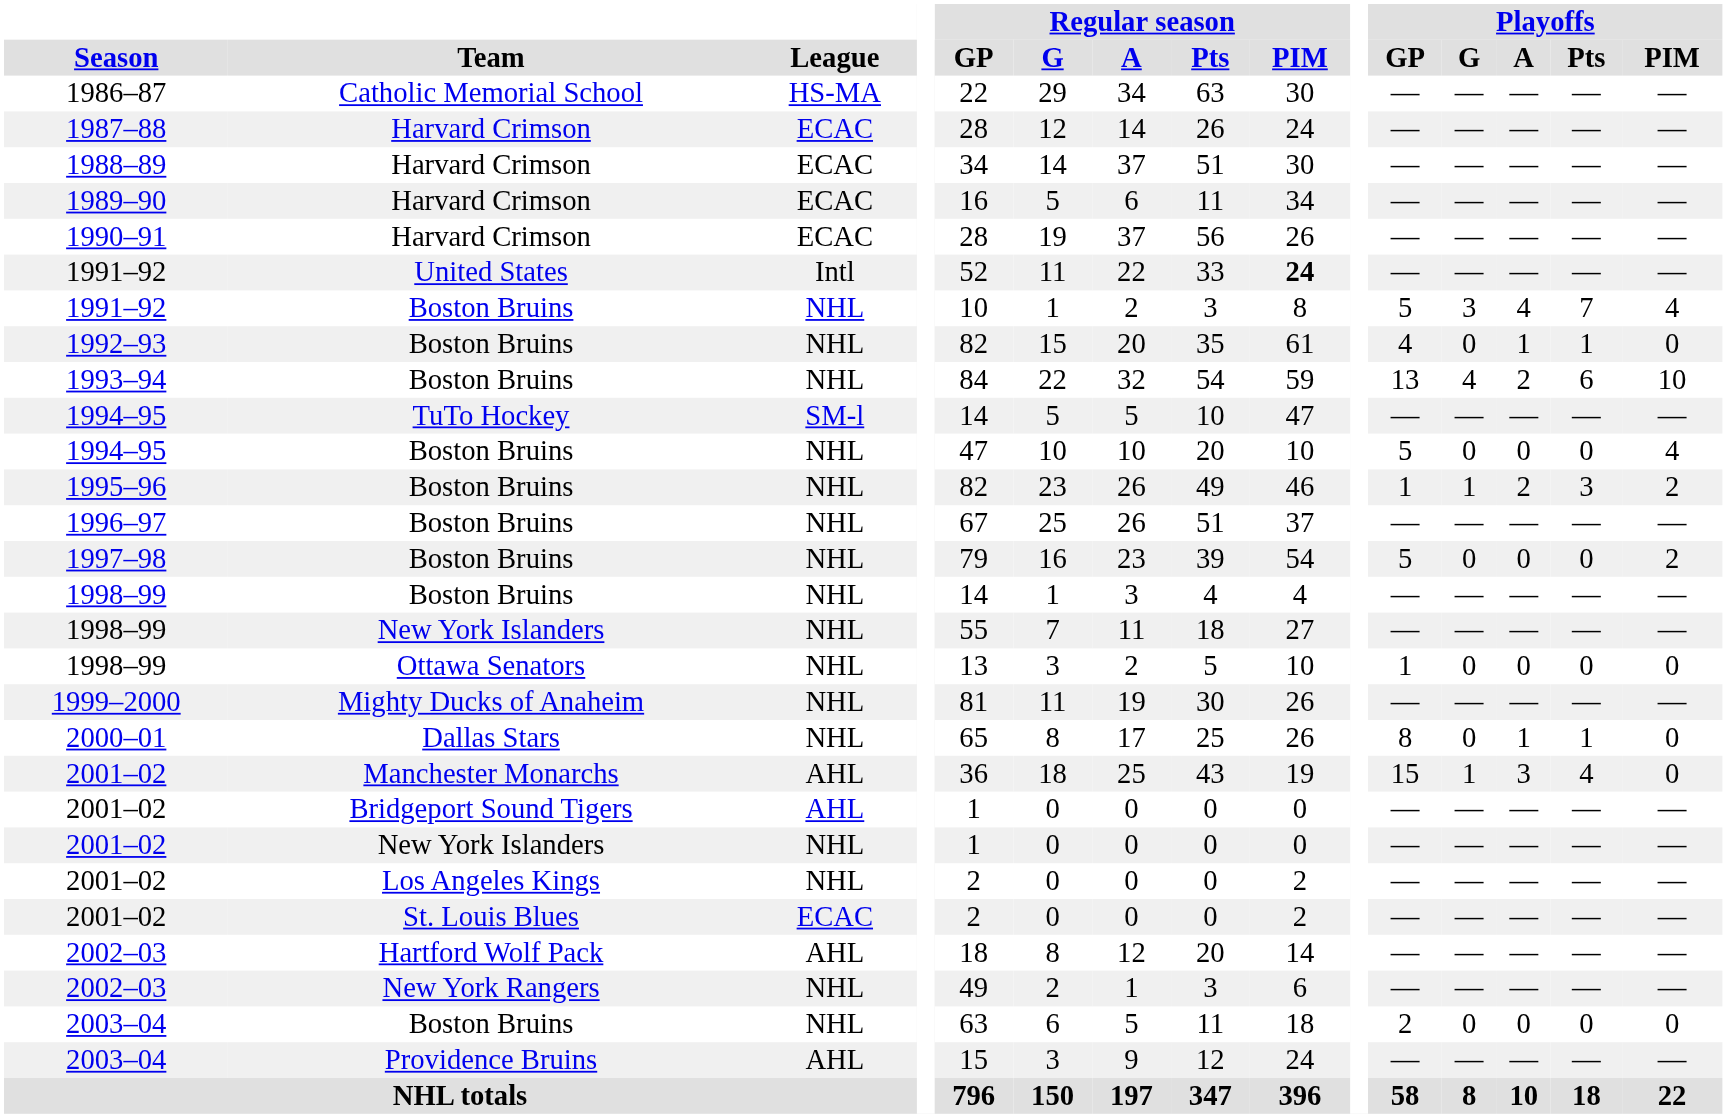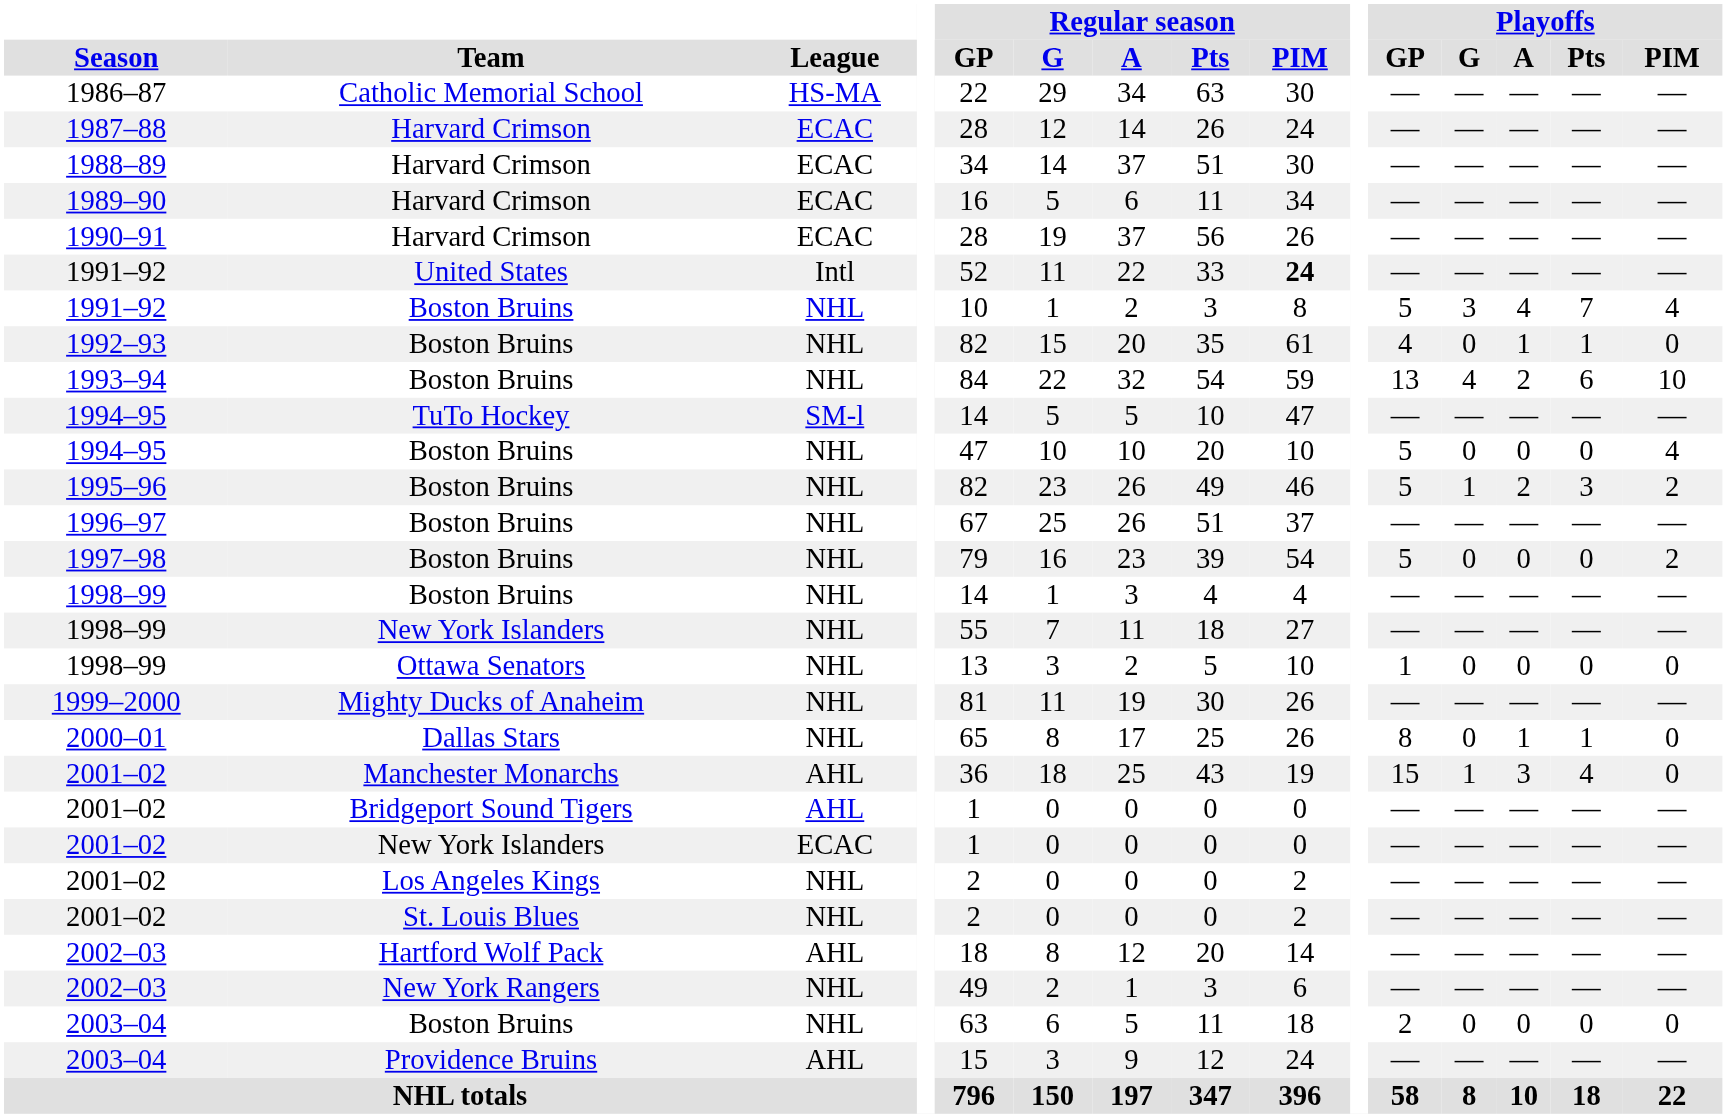(1405, 486) 1 -> (1405, 486) 5
(835, 844) NHL -> (835, 844) ECAC
(835, 916) ECAC -> (835, 916) NHL
